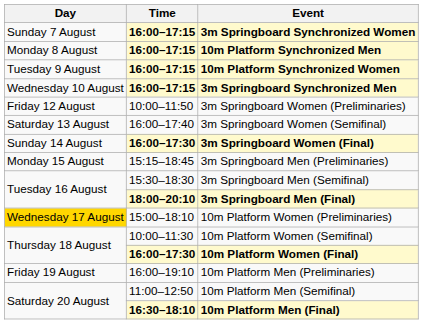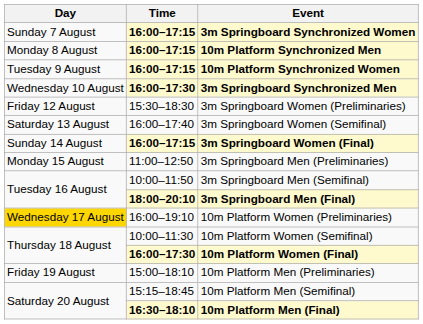(162, 87) 16:00–17:15 -> (162, 87) 16:00–17:30
(161, 106) 10:00–11:50 -> (162, 106) 15:30–18:30
(162, 143) 16:00–17:30 -> (162, 143) 16:00–17:15
(162, 161) 15:15–18:45 -> (161, 161) 11:00–12:50
(162, 180) 15:30–18:30 -> (161, 180) 10:00–11:50
(162, 217) 15:00–18:10 -> (162, 217) 16:00–19:10
(162, 273) 16:00–19:10 -> (162, 273) 15:00–18:10
(161, 291) 11:00–12:50 -> (162, 291) 15:15–18:45
